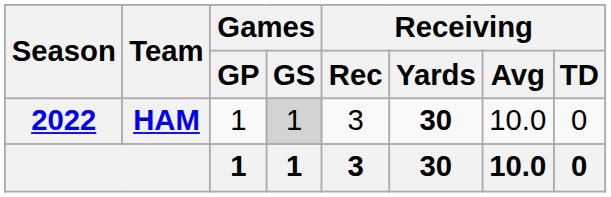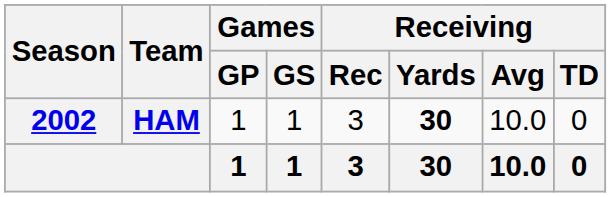(64, 120) 2022 -> (64, 120) 2002
(294, 120) lightgrey background -> (294, 120) no background
